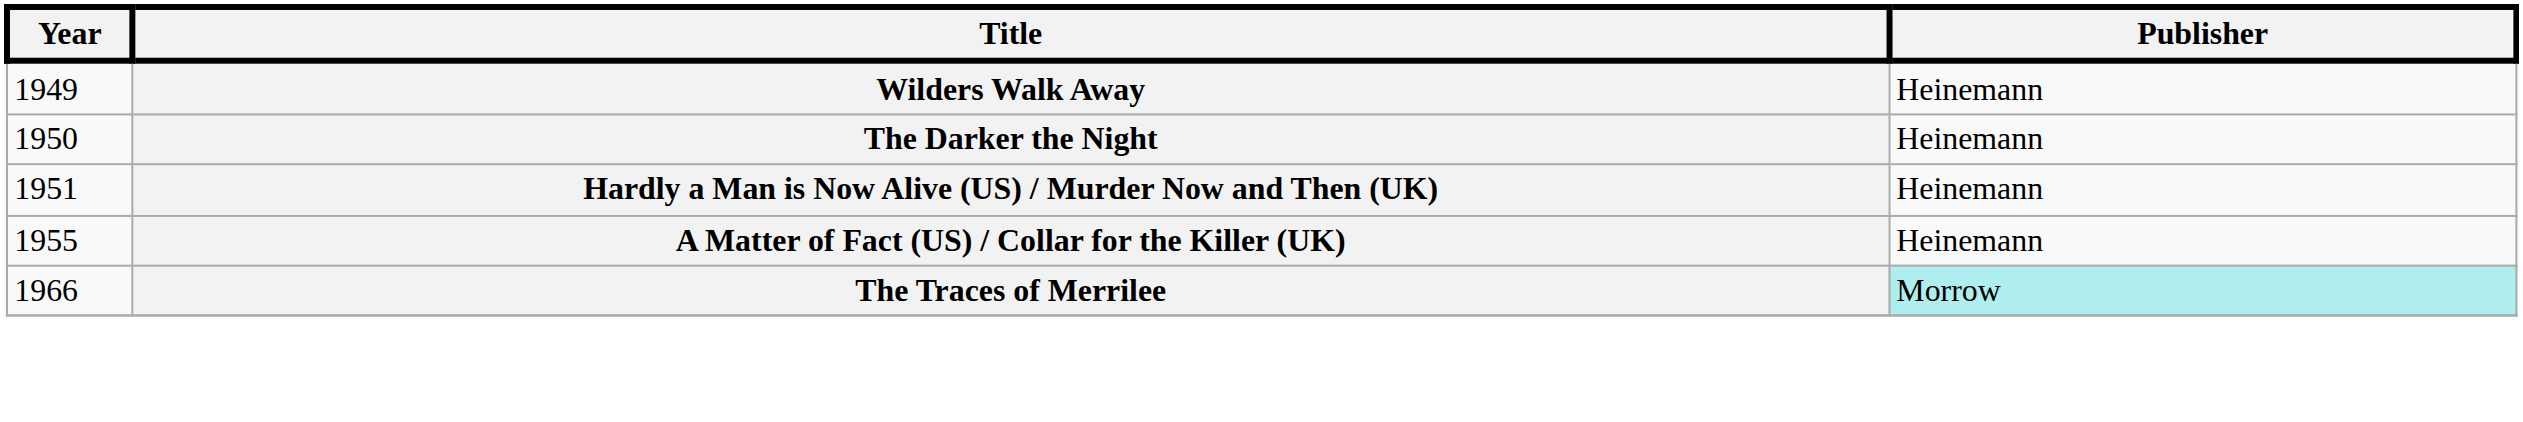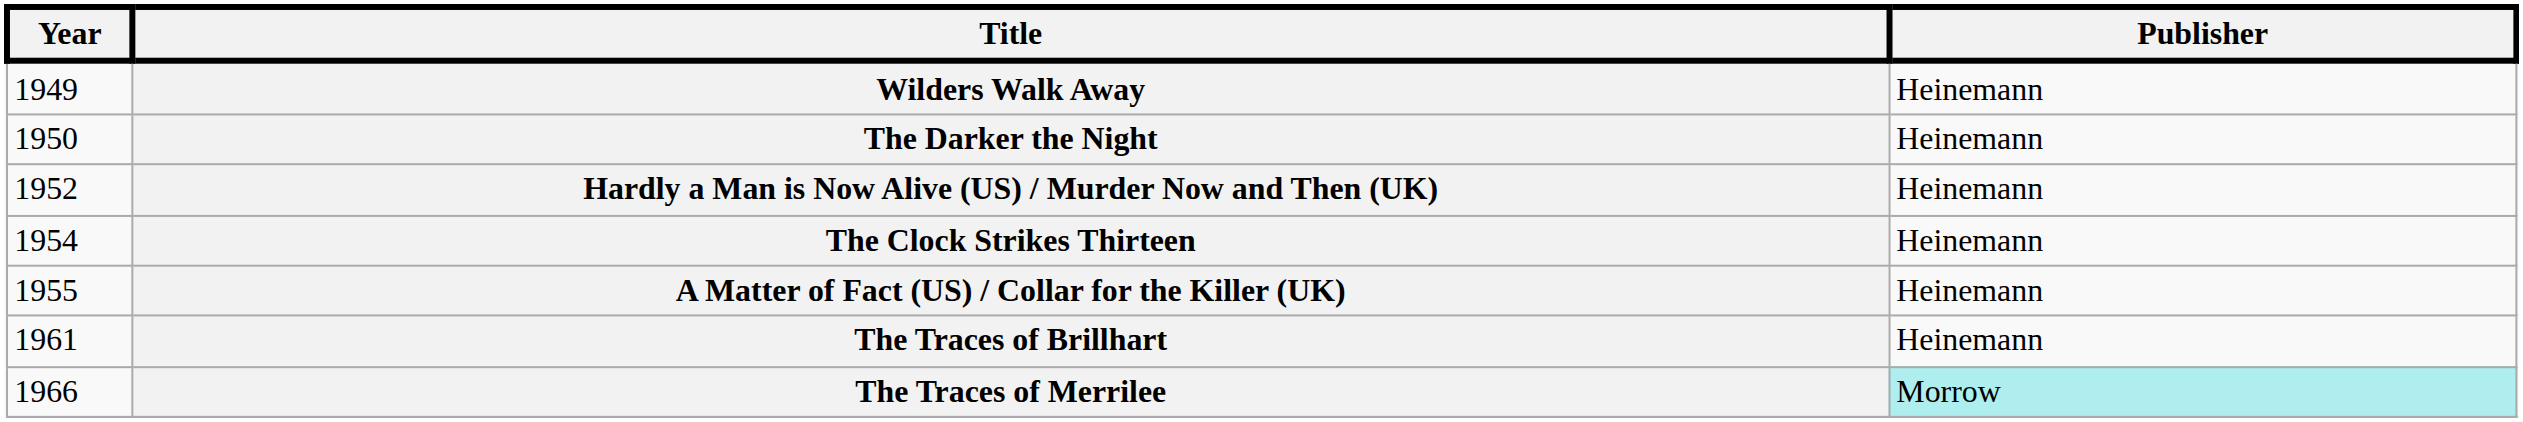(46, 189) 1951 -> (46, 189) 1952
+ row: (1011, 239)
+ row: (1011, 340)
